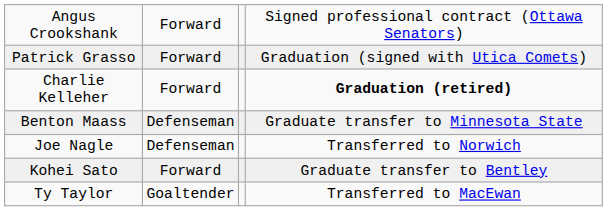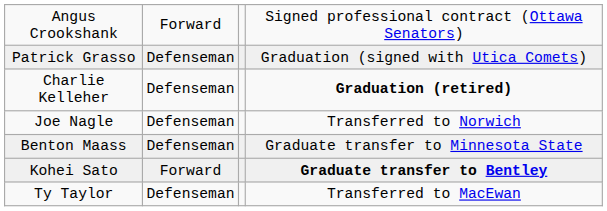(190, 57) Forward -> (190, 57) Defenseman
(190, 90) Forward -> (190, 90) Defenseman
rows swapped: (74, 122) <-> (74, 146)
(424, 170) normal -> (424, 170) bold
(190, 194) Goaltender -> (190, 194) Defenseman
